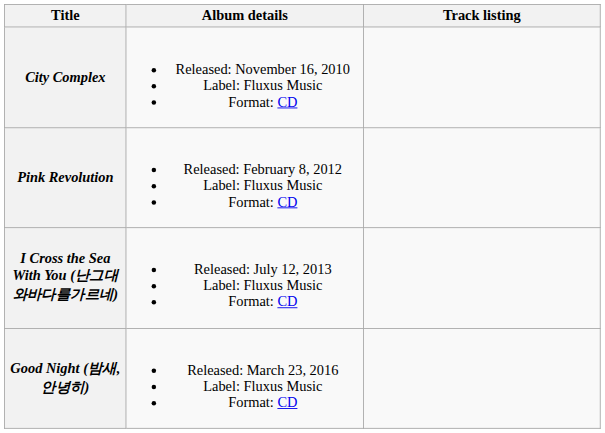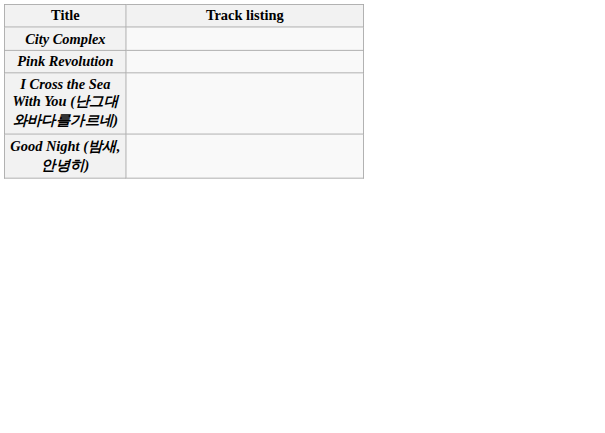- column: (245, 15)
